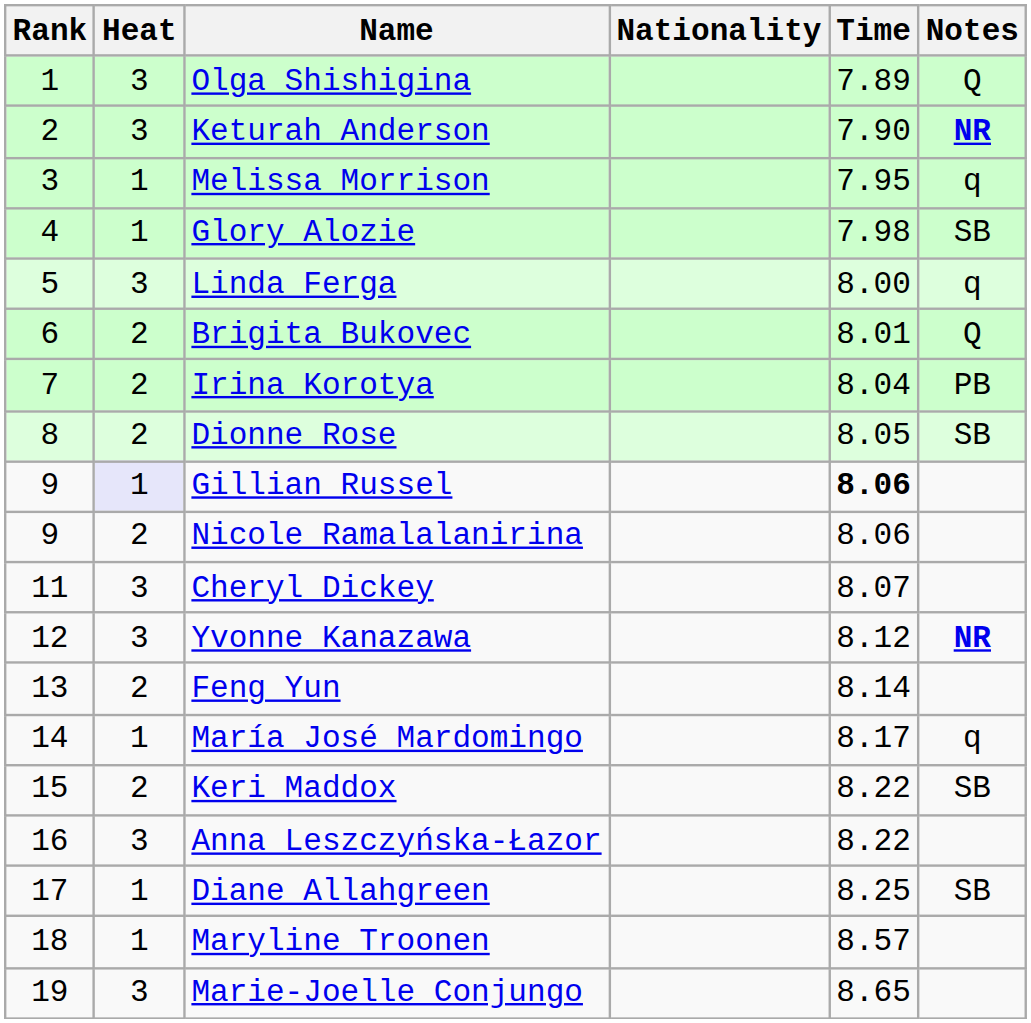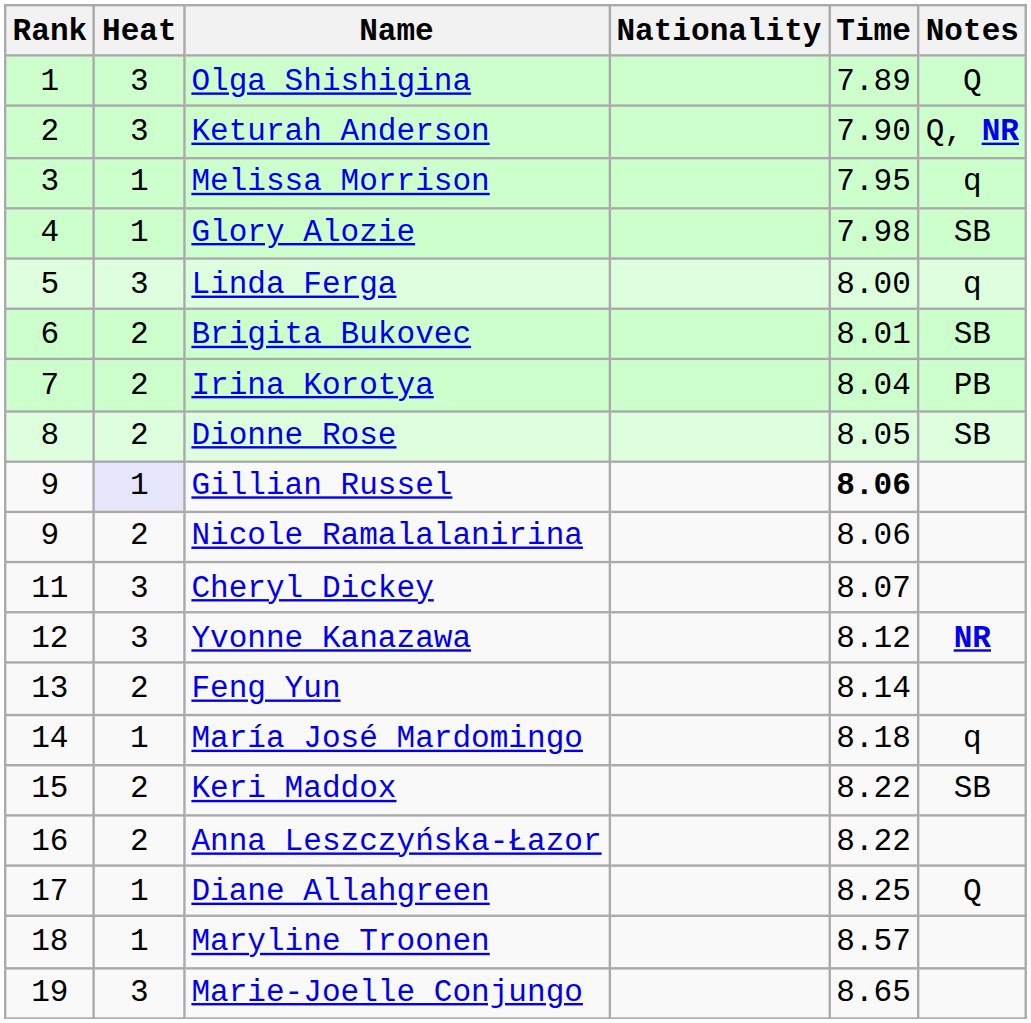(972, 132) NR -> (972, 132) Q, NR
(972, 334) Q -> (972, 334) SB
(874, 739) 8.17 -> (874, 739) 8.18
(139, 841) 3 -> (139, 841) 2
(972, 891) SB -> (972, 891) Q
